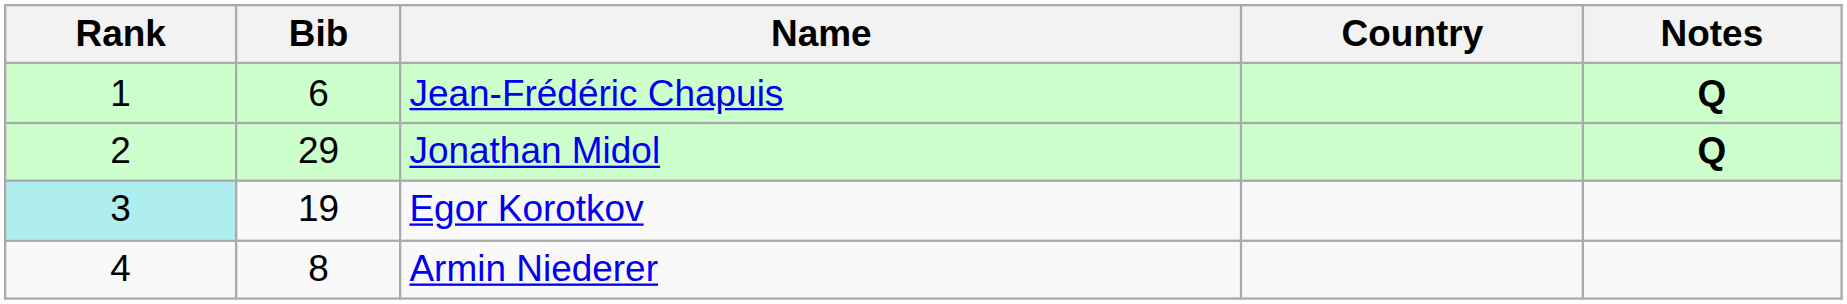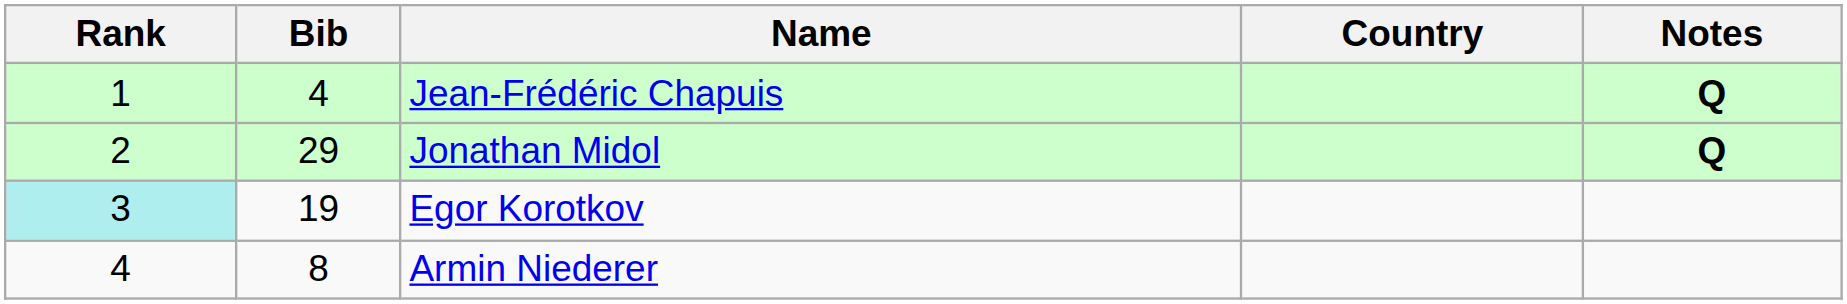(319, 92) 6 -> (319, 92) 4
